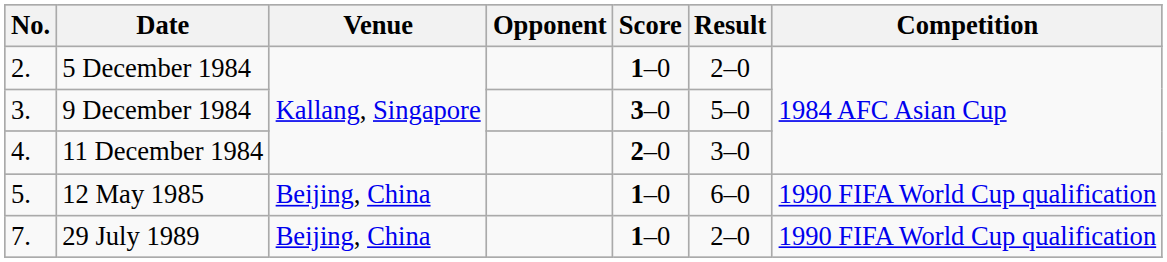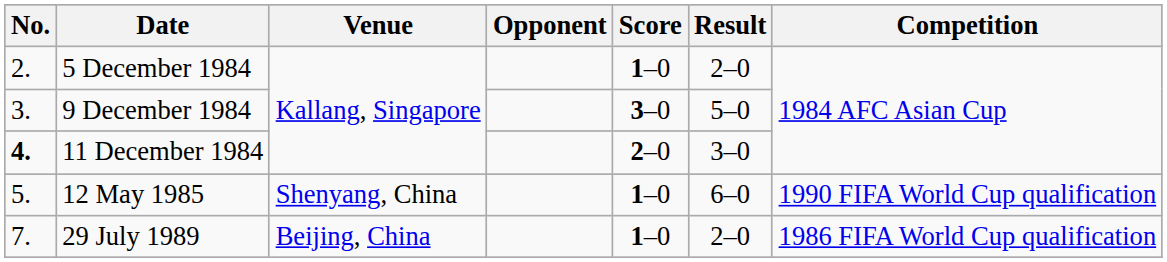(21, 151) normal -> (21, 151) bold
(353, 194) Beijing, China -> (366, 194) Shenyang, China
(967, 236) 1990 FIFA World Cup qualification -> (967, 236) 1986 FIFA World Cup qualification
